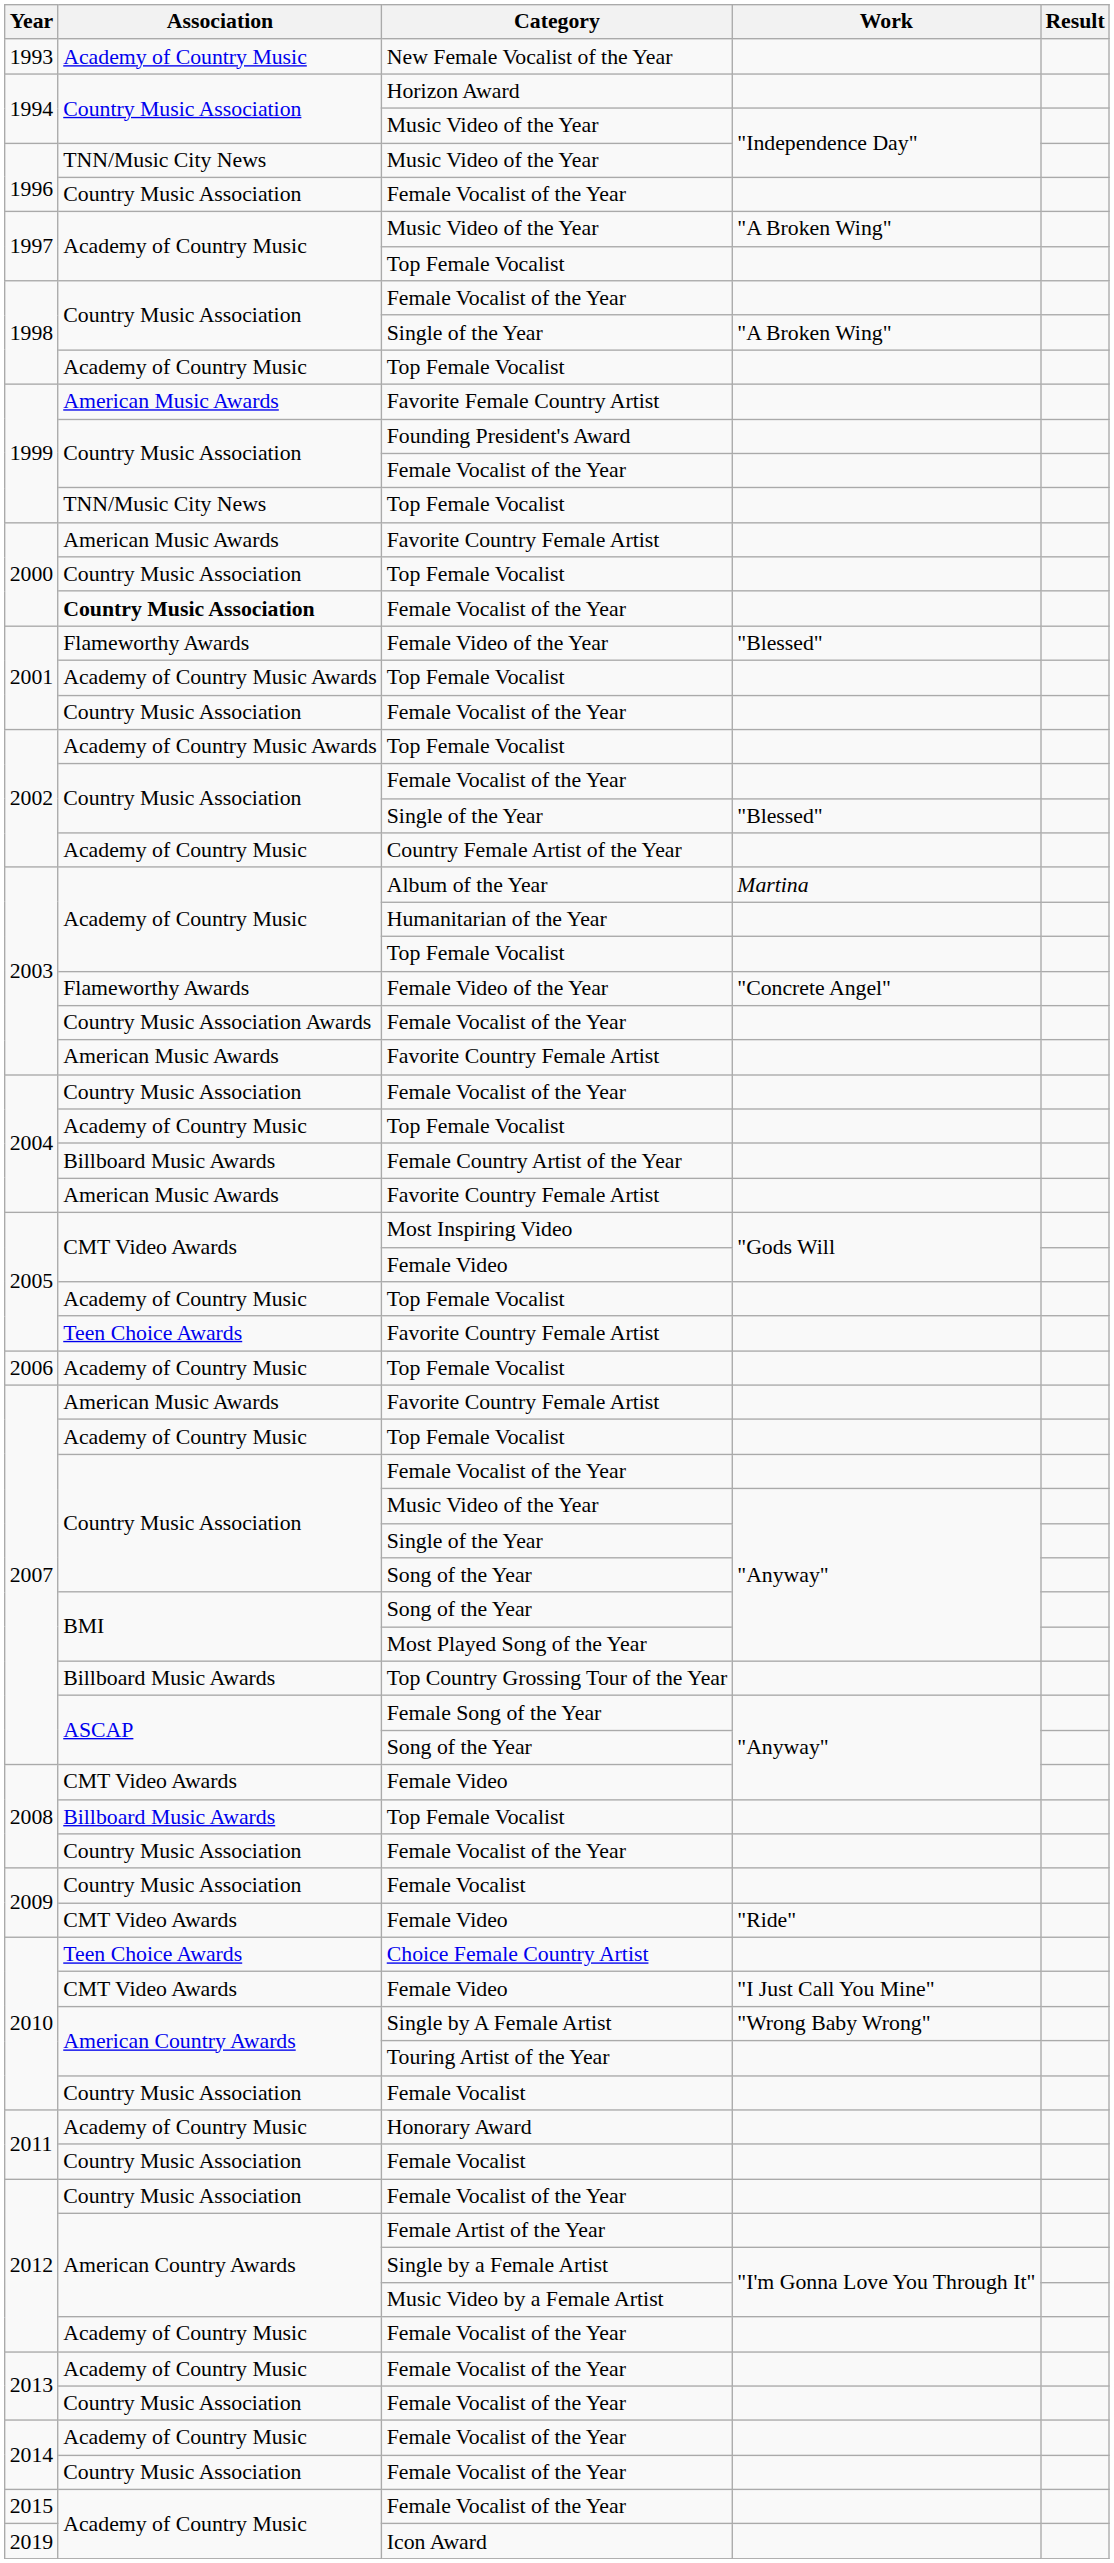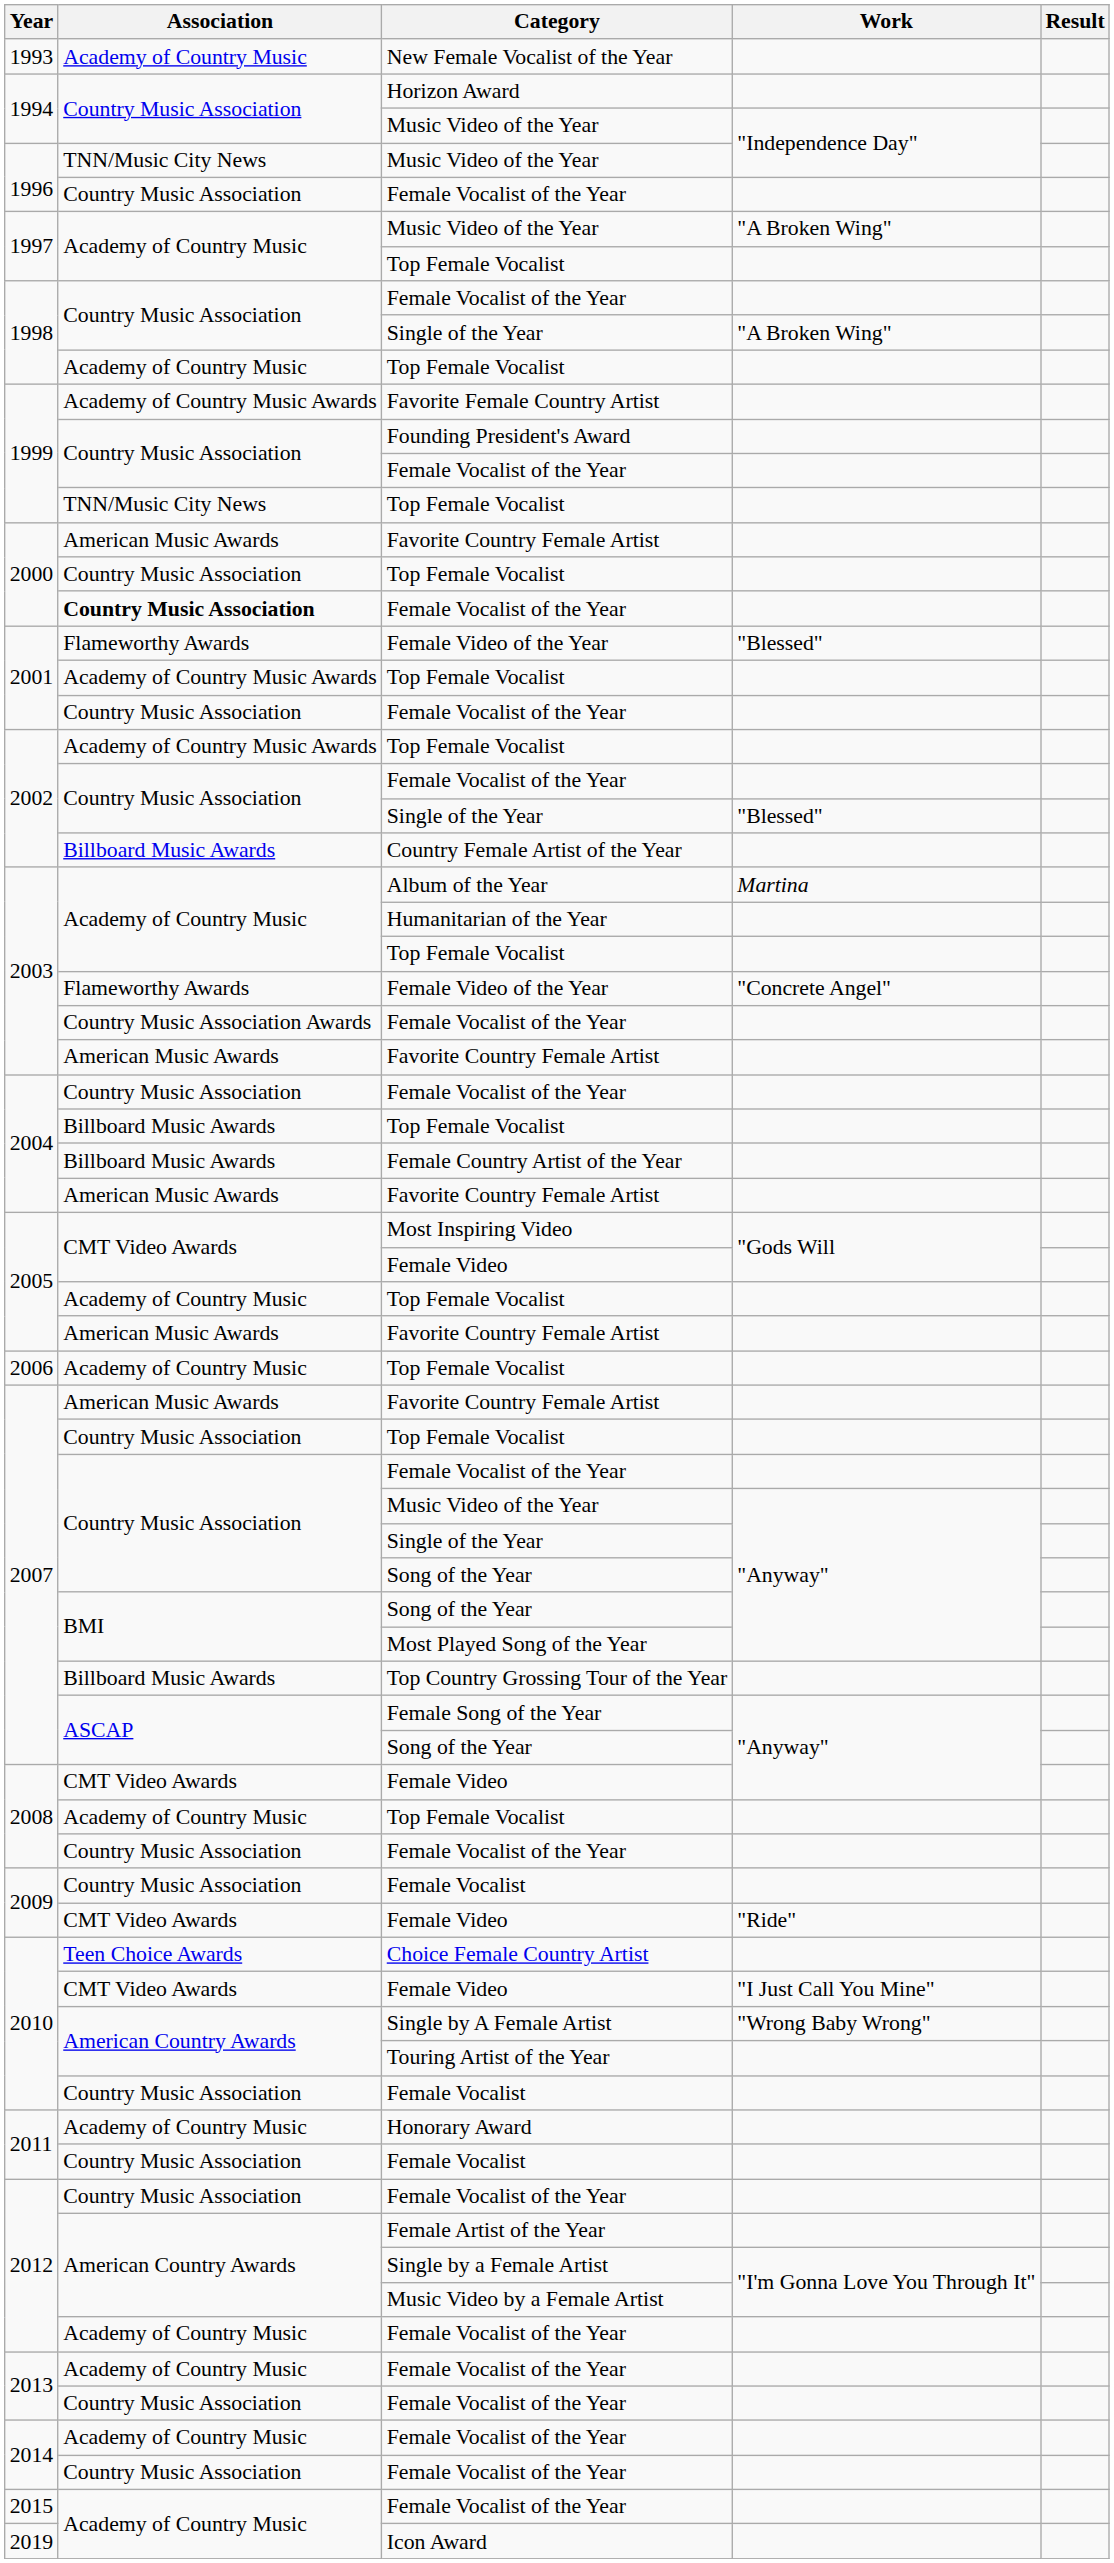(171, 401) American Music Awards -> (220, 401) Academy of Country Music Awards
(185, 849) Academy of Country Music -> (169, 849) Billboard Music Awards
(185, 1126) Academy of Country Music -> (169, 1126) Billboard Music Awards
(153, 1333) Teen Choice Awards -> (171, 1333) American Music Awards
(185, 1436) Academy of Country Music -> (182, 1436) Country Music Association
(169, 1816) Billboard Music Awards -> (185, 1816) Academy of Country Music
